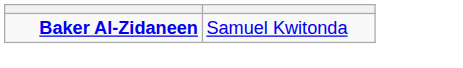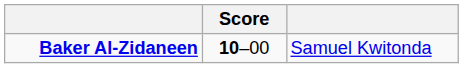+ column: (244, 19)
